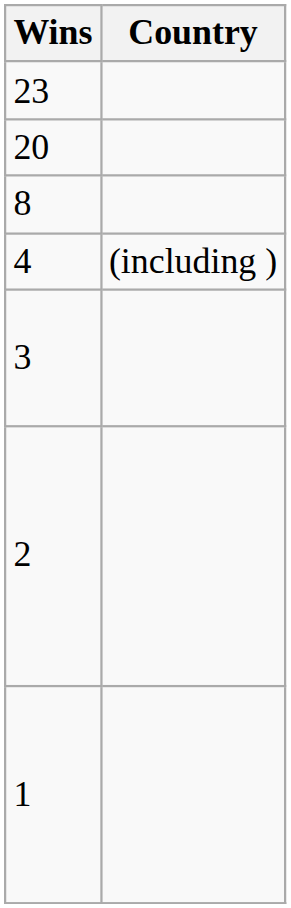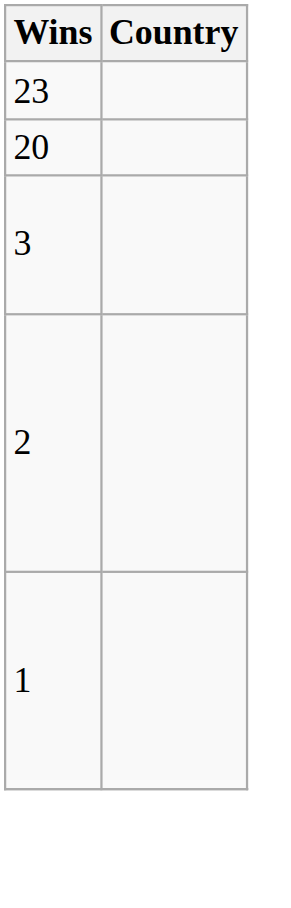- row: (22, 203)
- row: (22, 260)
